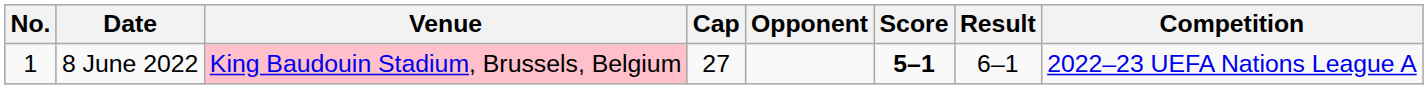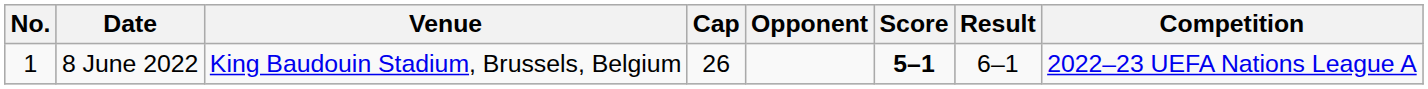(446, 63) pink background -> (446, 63) no background
(716, 63) 27 -> (716, 63) 26
